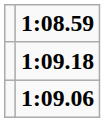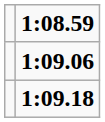rows swapped: (58, 98) <-> (58, 60)
